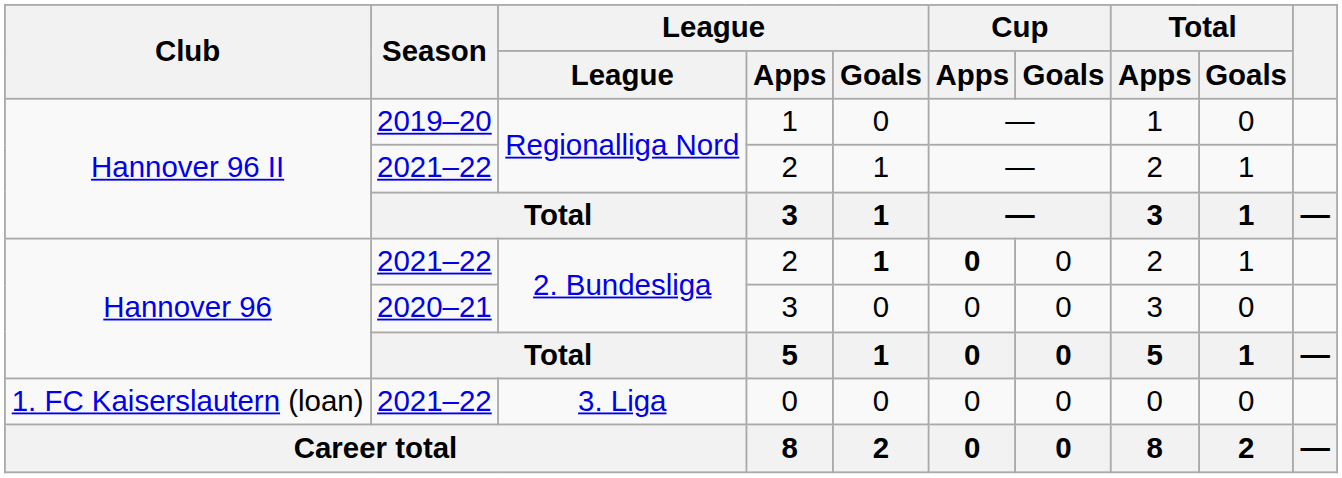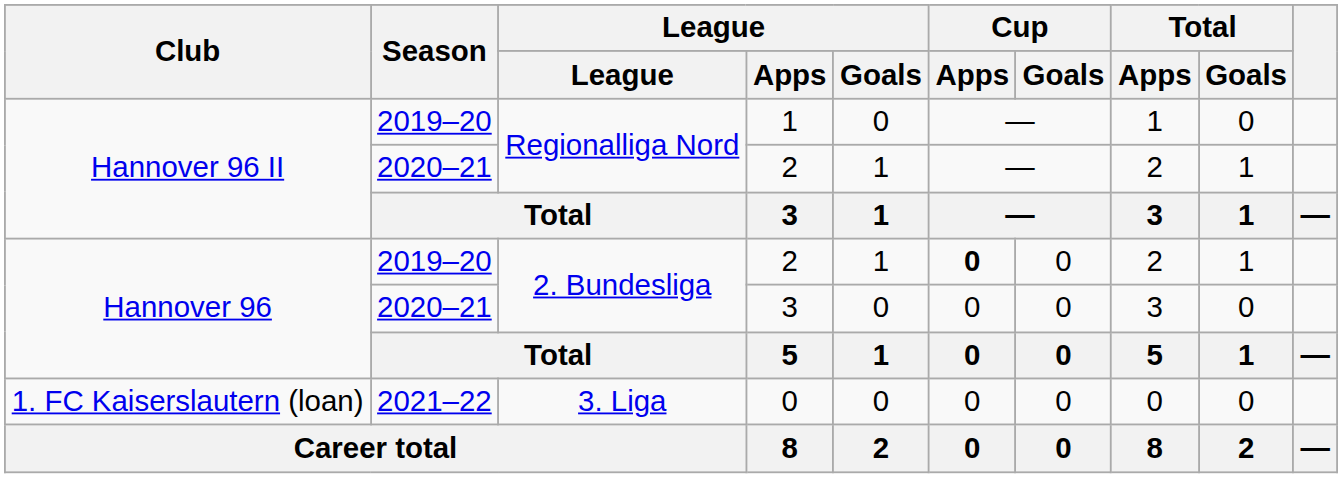(434, 167) 2021–22 -> (434, 167) 2020–21
(434, 261) 2021–22 -> (434, 261) 2019–20
(881, 261) bold -> (881, 261) normal
